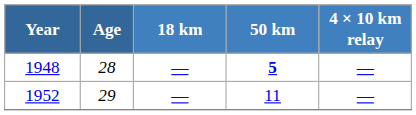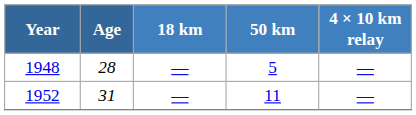(273, 67) bold -> (273, 67) normal
(107, 95) 29 -> (107, 95) 31
